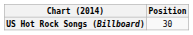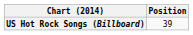(168, 24) 30 -> (168, 24) 39
